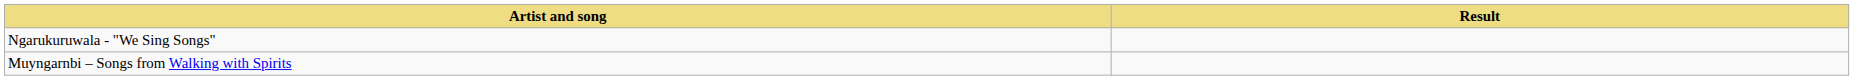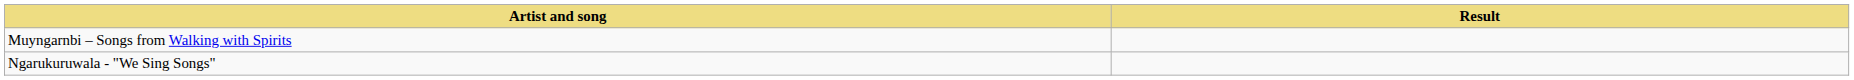rows swapped: (150, 63) <-> (112, 39)
